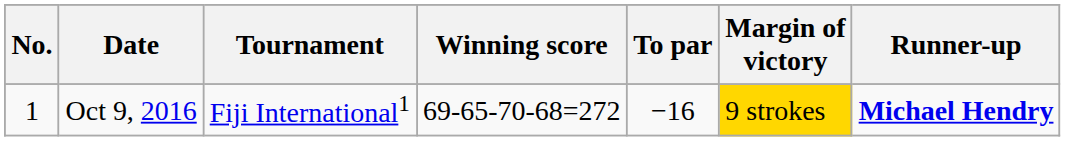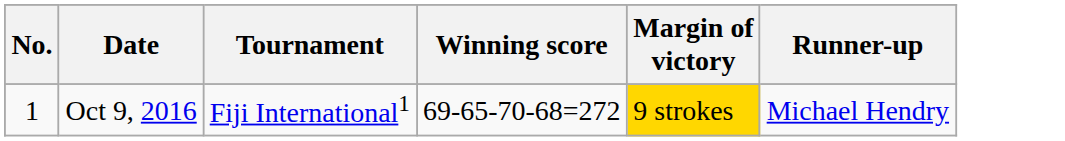- column: (673, 44)
(956, 109) bold -> (858, 109) normal
